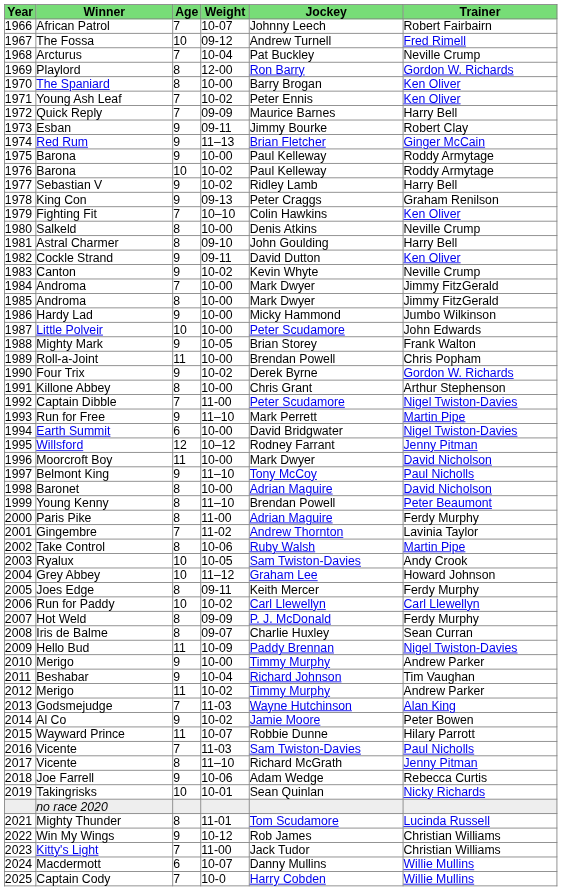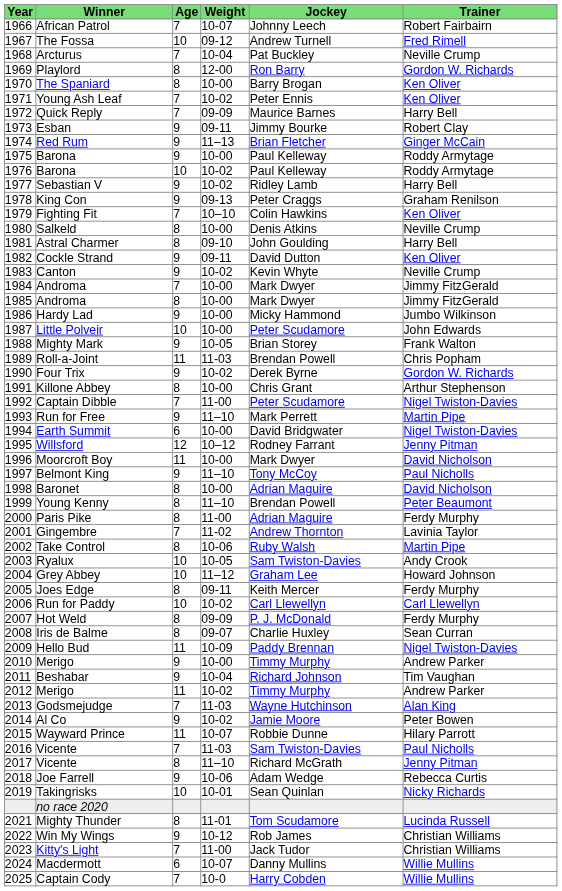(217, 358) 10-00 -> (216, 358) 11-03
